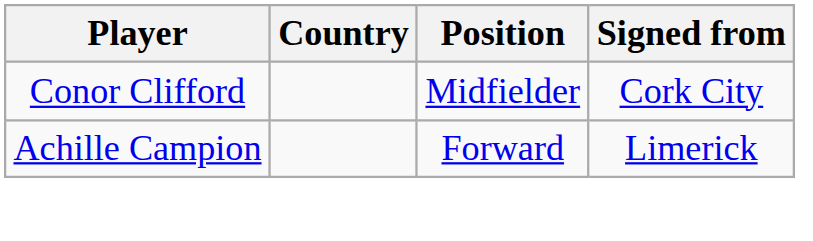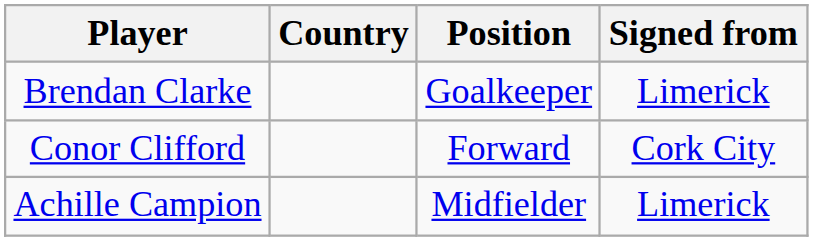+ row: (137, 90)
(503, 90) Midfielder -> (509, 147) Forward
(503, 147) Forward -> (509, 205) Midfielder
